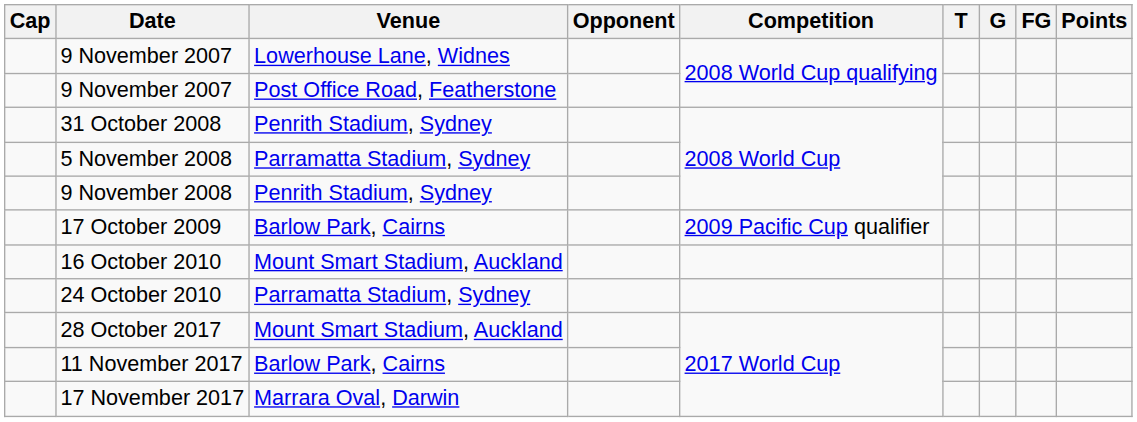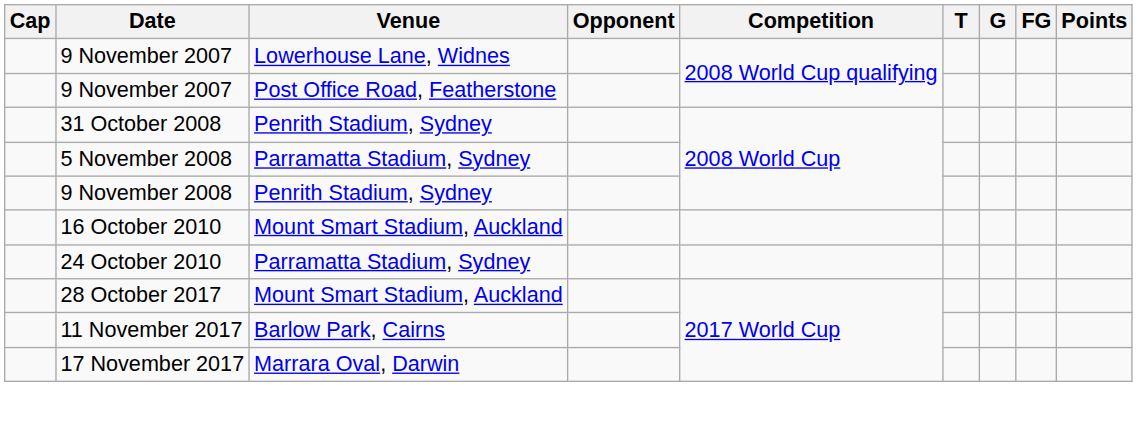- row: (141, 227)
